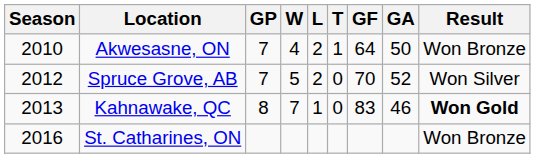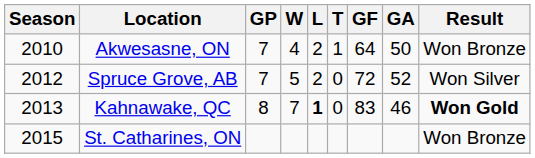(365, 78) 70 -> (365, 78) 72
(318, 108) normal -> (318, 108) bold
(42, 138) 2016 -> (42, 138) 2015
